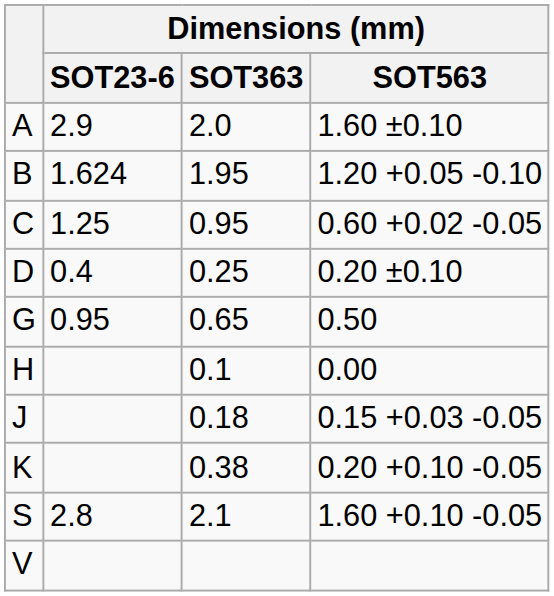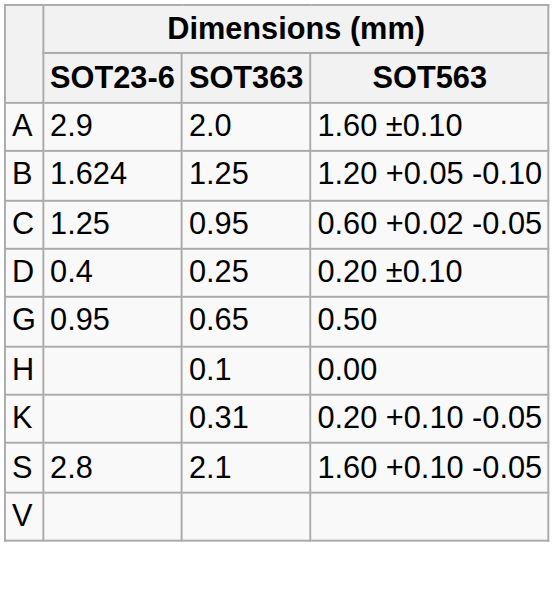(219, 175) 1.95 -> (219, 175) 1.25
- row: (20, 418)
(219, 467) 0.38 -> (219, 418) 0.31
